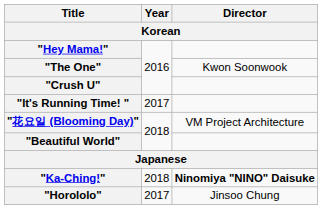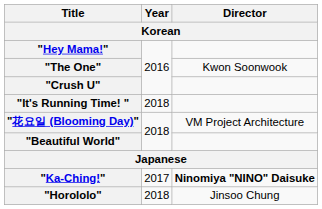(157, 103) 2017 -> (157, 103) 2018
(157, 177) 2018 -> (157, 177) 2017
(157, 195) 2017 -> (157, 195) 2018
